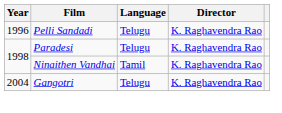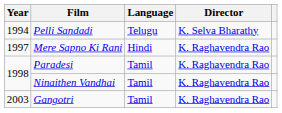(18, 30) 1996 -> (18, 30) 1994
(216, 30) K. Raghavendra Rao -> (218, 30) K. Selva Bharathy
+ row: (78, 47)
(135, 47) Telugu -> (140, 64) Tamil
(18, 82) 2004 -> (18, 99) 2003
(135, 82) Telugu -> (140, 99) Tamil
